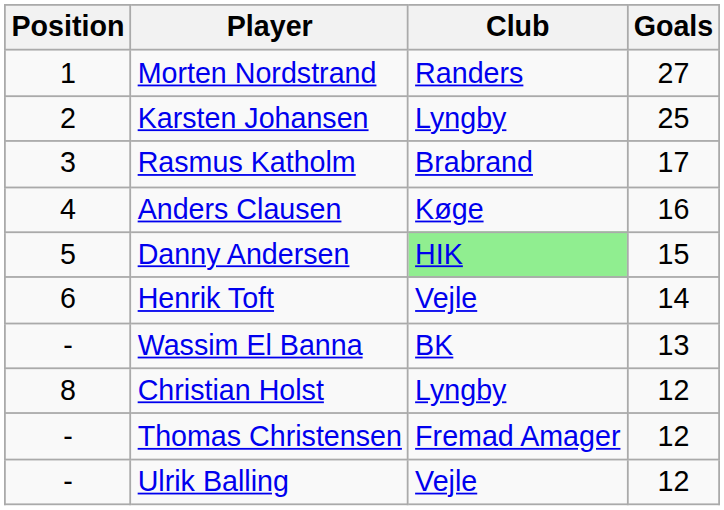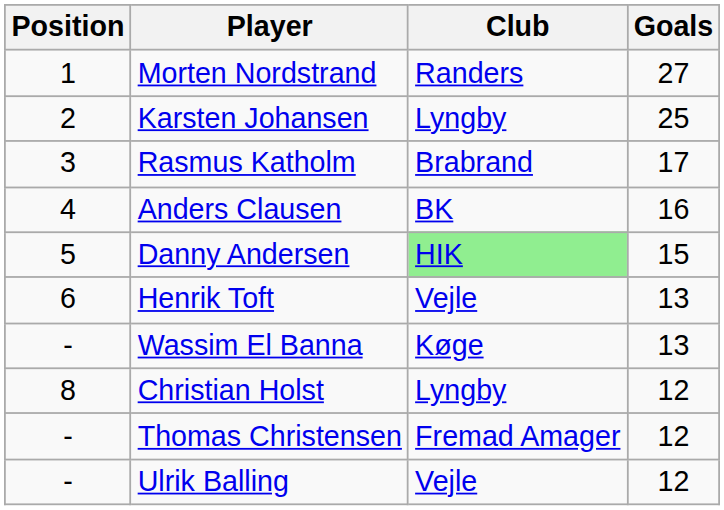(449, 208) Køge -> (434, 208) BK
(673, 299) 14 -> (673, 299) 13
(434, 345) BK -> (449, 345) Køge
